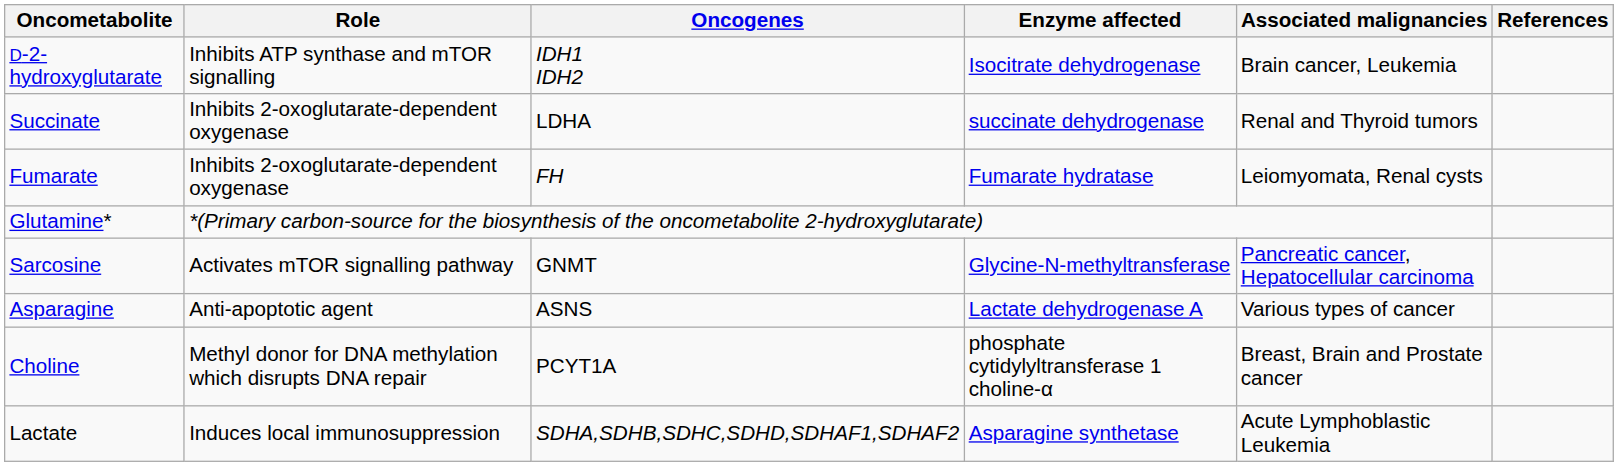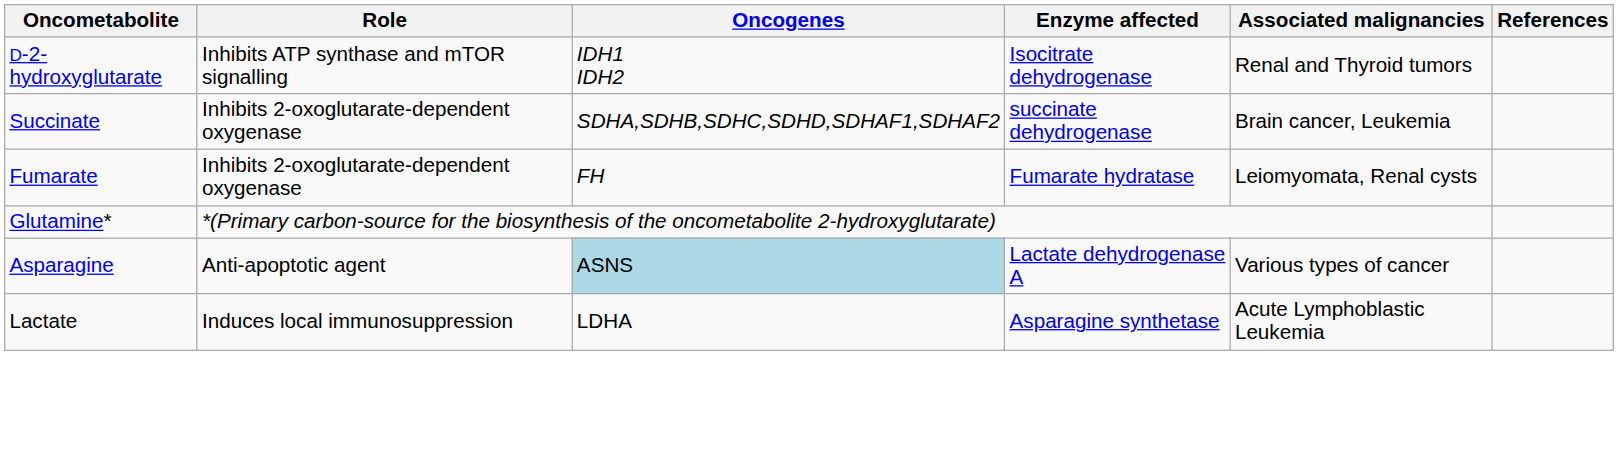(1349, 65) Brain cancer, Leukemia -> (1353, 65) Renal and Thyroid tumors
(564, 121) LDHA -> (788, 121) SDHA,SDHB,SDHC,SDHD,SDHAF1,SDHAF2
(1359, 121) Renal and Thyroid tumors -> (1343, 121) Brain cancer, Leukemia
- row: (55, 265)
(564, 310) no background -> (605, 265) lightblue background
- row: (44, 366)
(748, 433) SDHA,SDHB,SDHC,SDHD,SDHAF1,SDHAF2 -> (604, 321) LDHA
